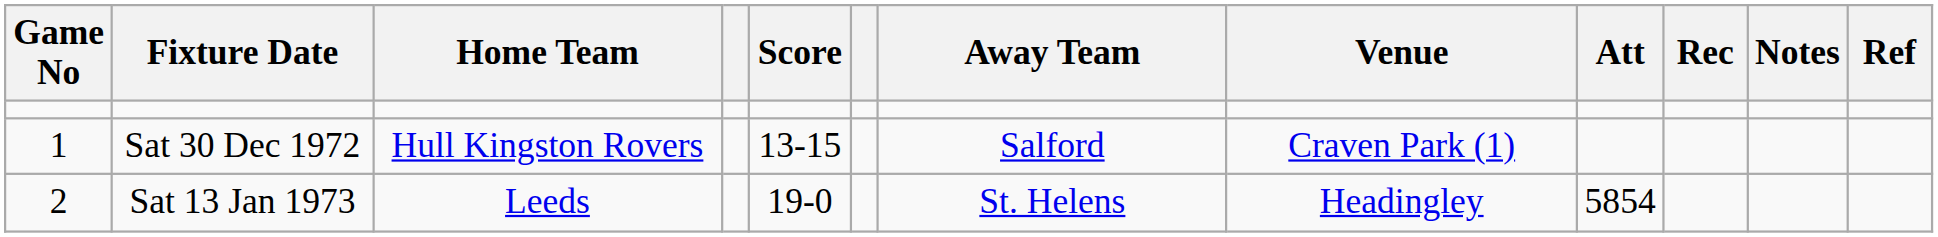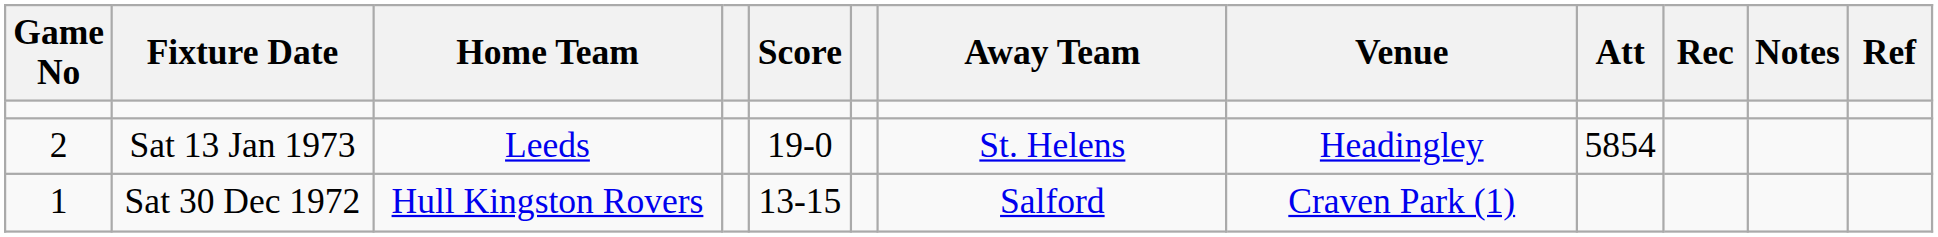rows swapped: (242, 145) <-> (243, 201)
